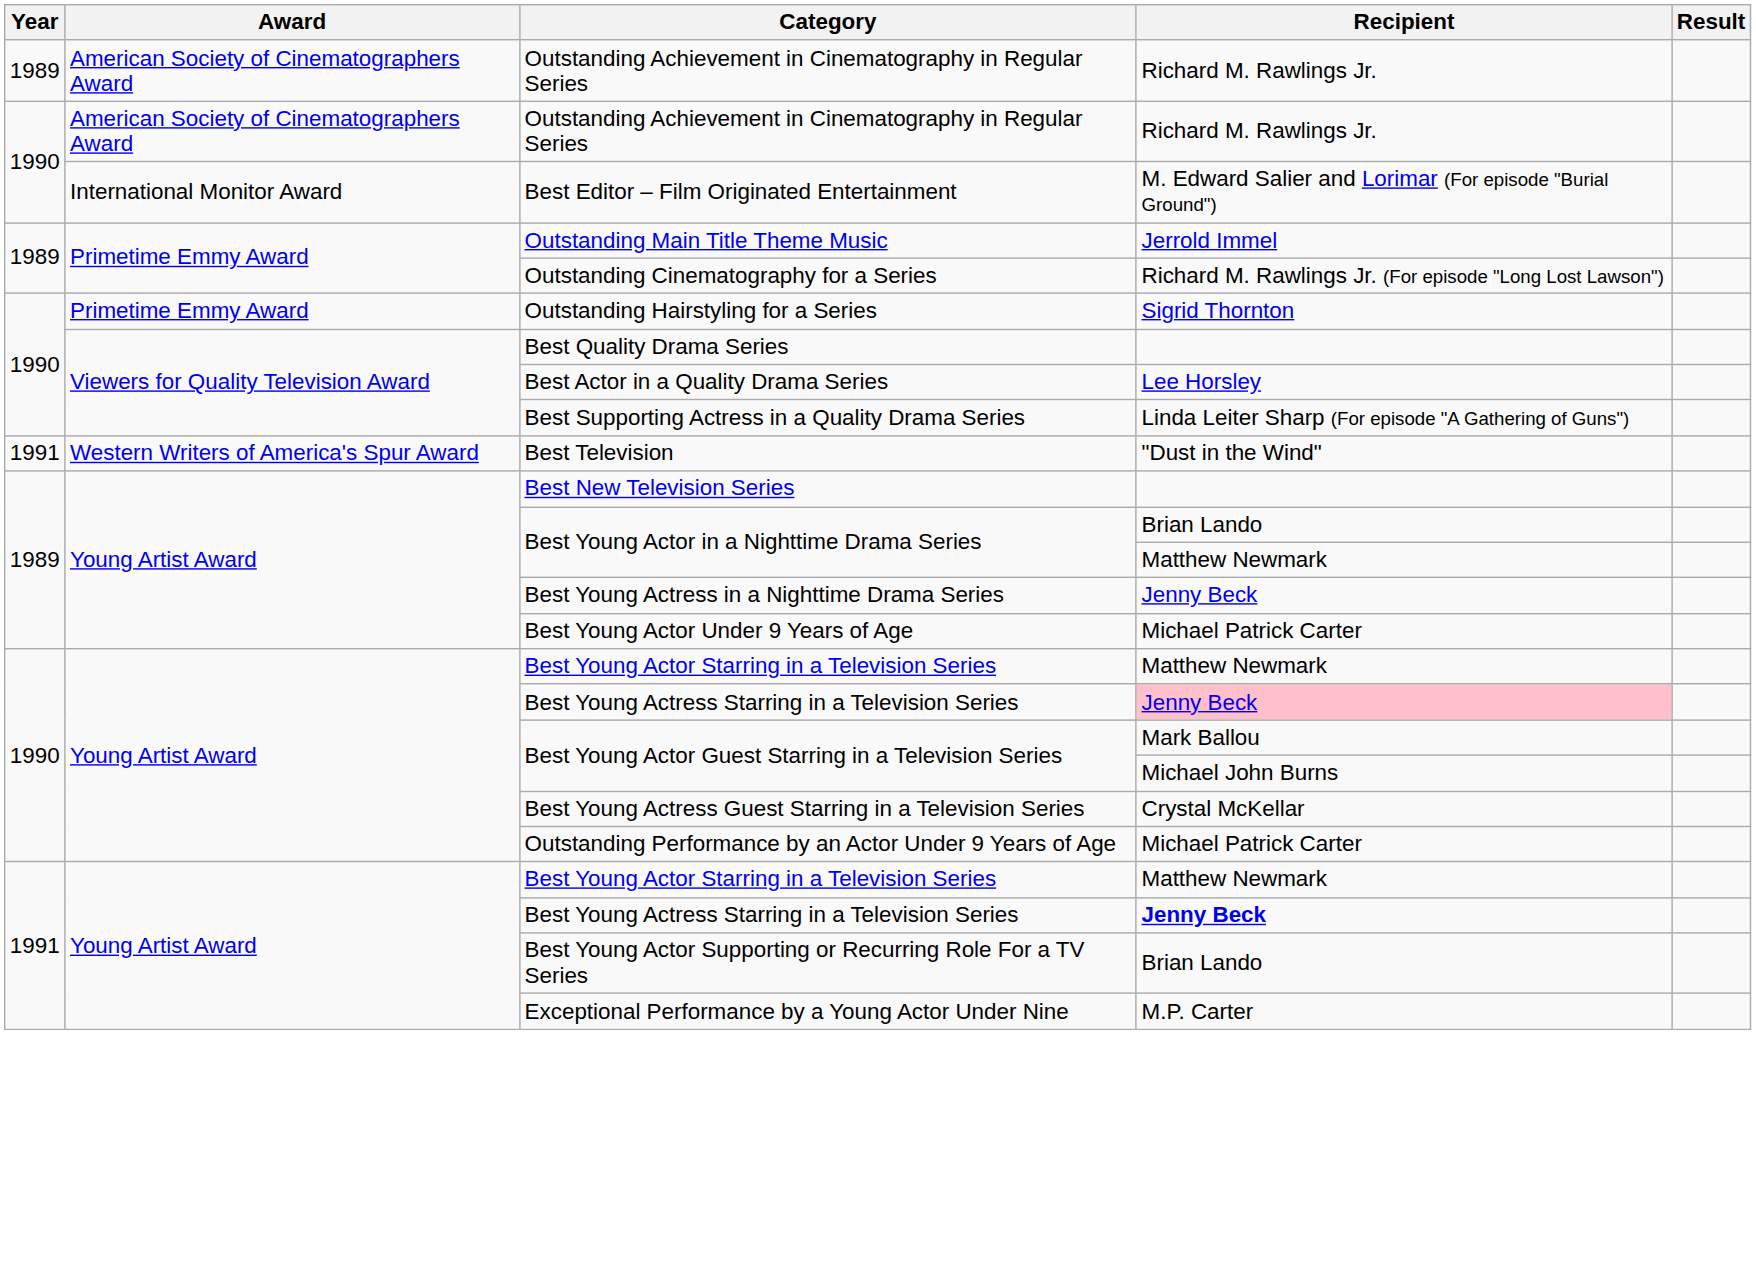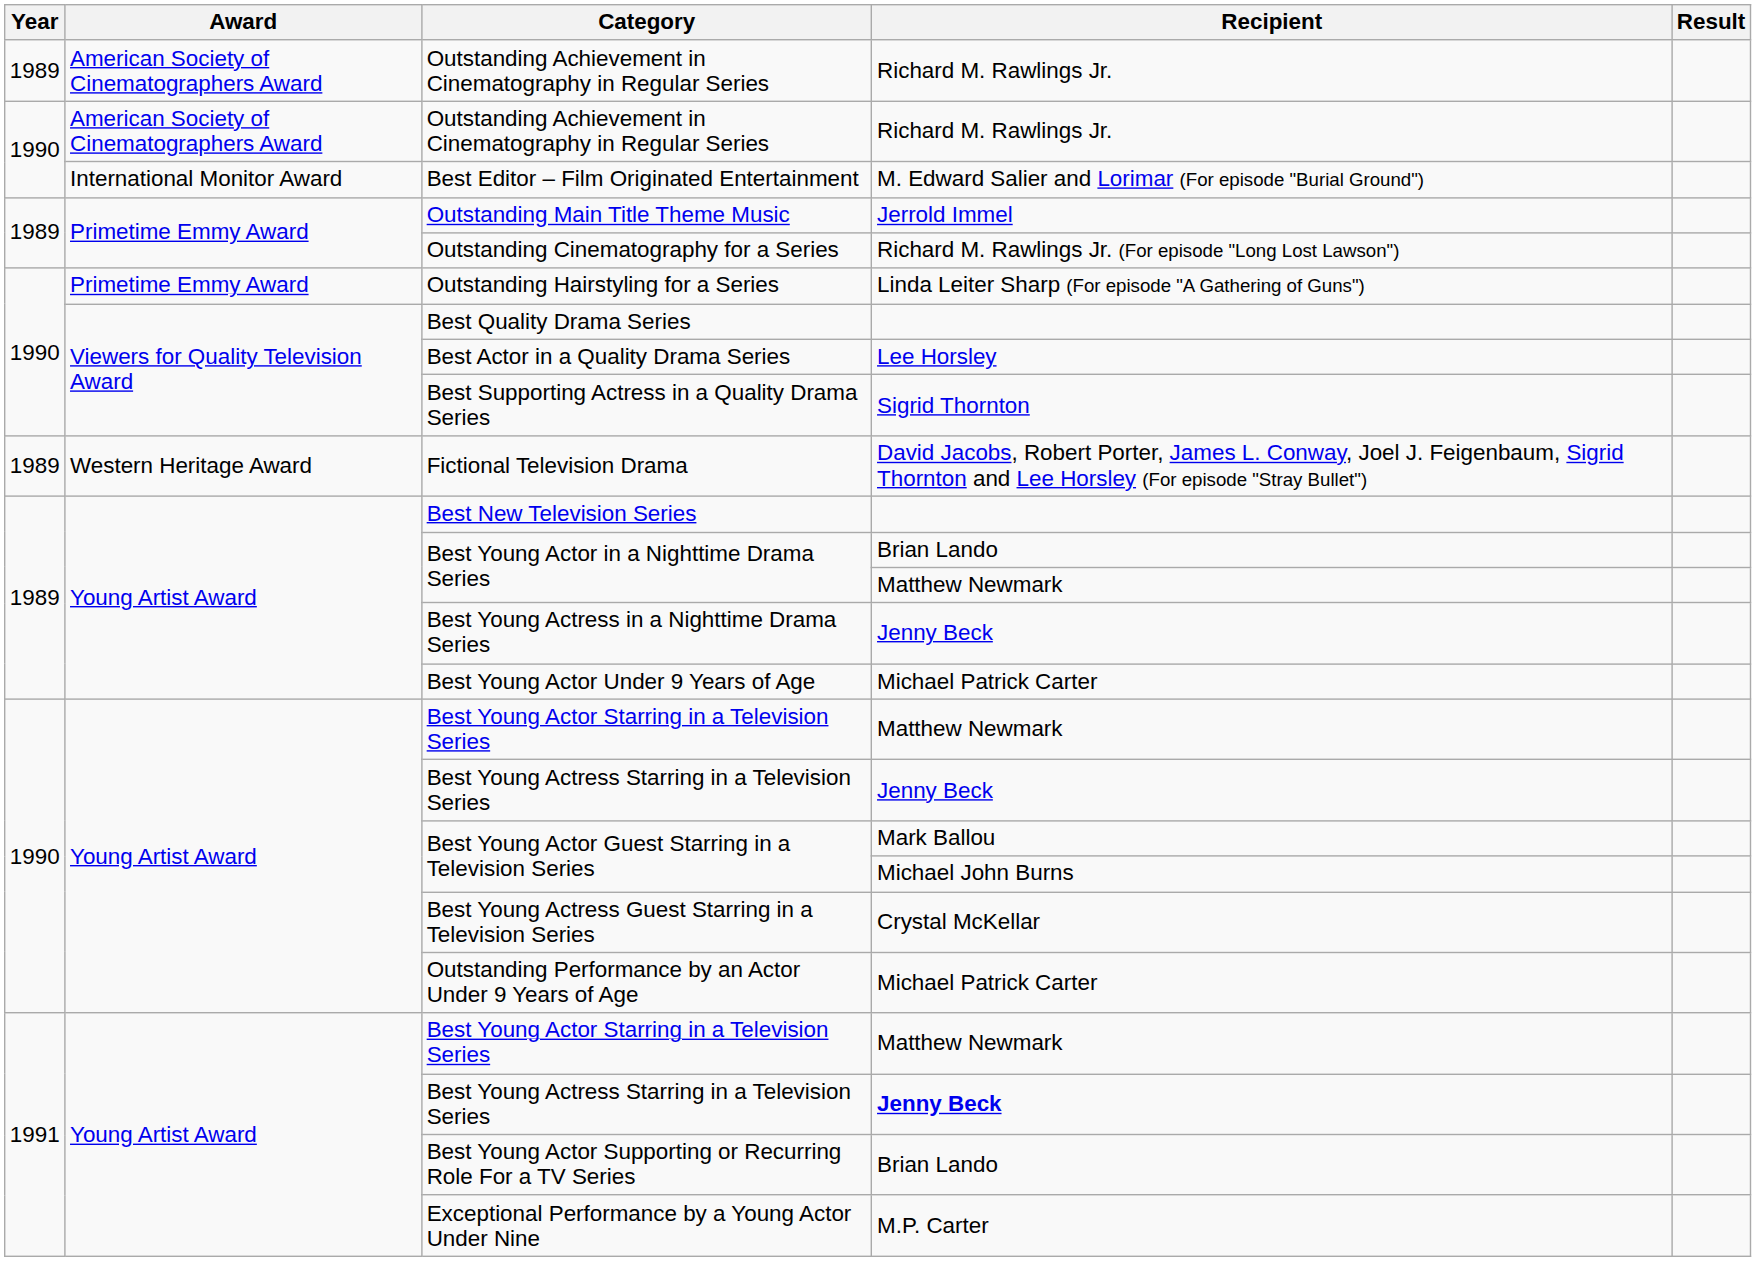(1218, 311) Sigrid Thornton -> (1121, 285) Linda Leiter Sharp (For episode "A Gathering of Guns")
(1385, 417) Linda Leiter Sharp (For episode "A Gathering of Guns") -> (953, 404) Sigrid Thornton
+ row: (35, 465)
- row: (35, 453)
(1199, 701) pink background -> (935, 789) no background
